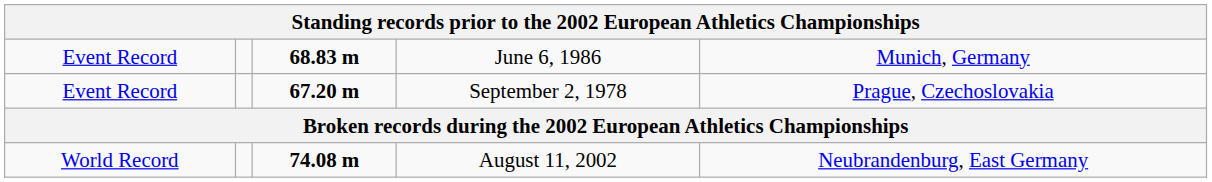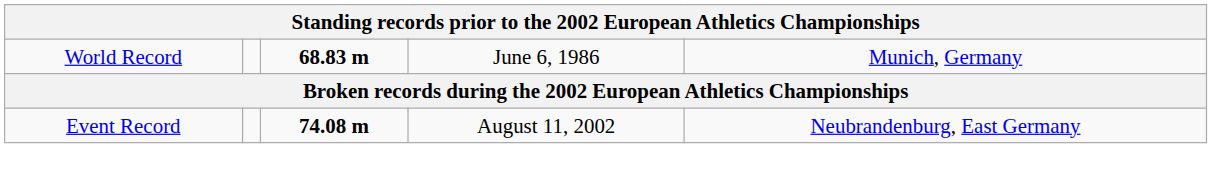(120, 55) Event Record -> (123, 55) World Record
- row: (548, 90)
(120, 159) World Record -> (123, 125) Event Record
